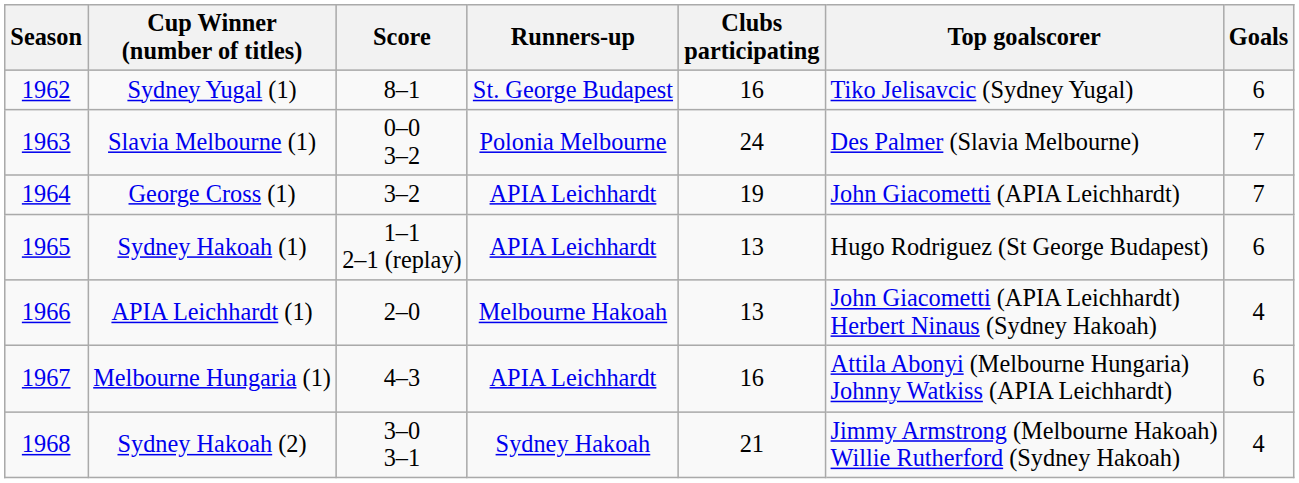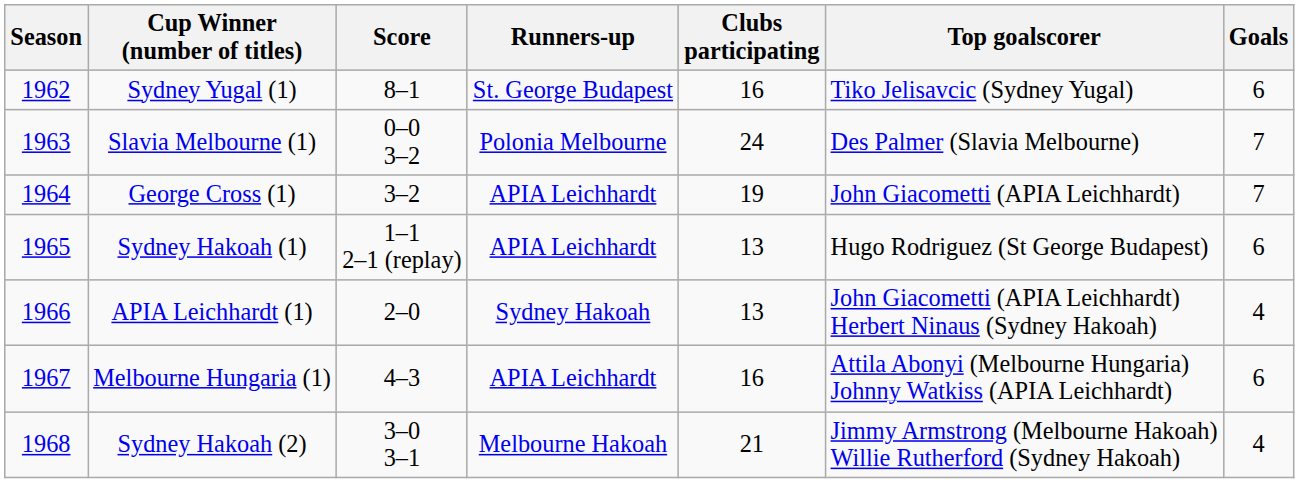(573, 312) Melbourne Hakoah -> (573, 312) Sydney Hakoah
(573, 444) Sydney Hakoah -> (573, 444) Melbourne Hakoah
